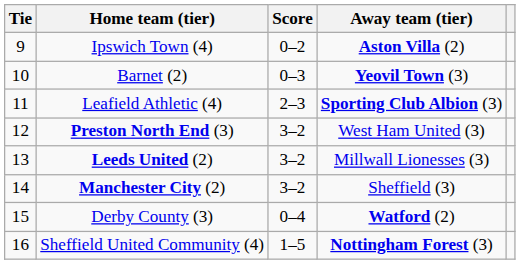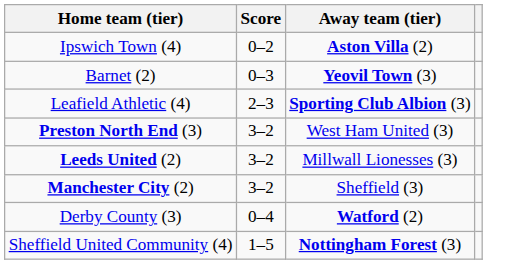- column: (20, 18)
